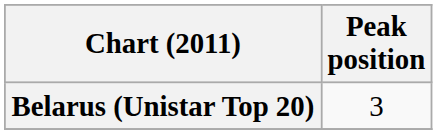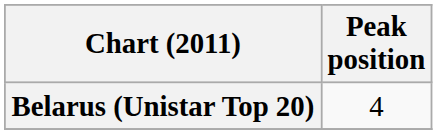(376, 105) 3 -> (376, 105) 4
